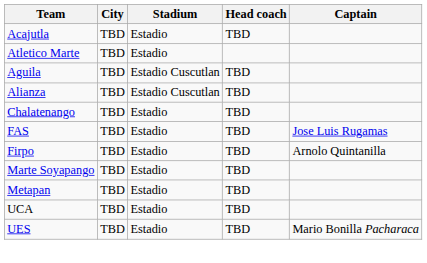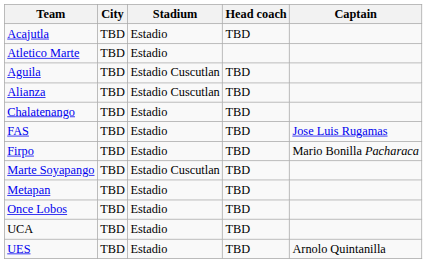(339, 151) Arnolo Quintanilla -> (356, 151) Mario Bonilla Pacharaca
(149, 170) Estadio -> (175, 170) Estadio Cuscutlan
+ row: (37, 209)
(356, 229) Mario Bonilla Pacharaca -> (339, 248) Arnolo Quintanilla
